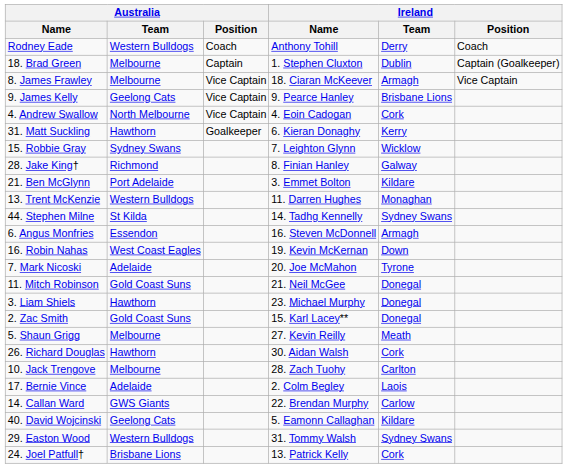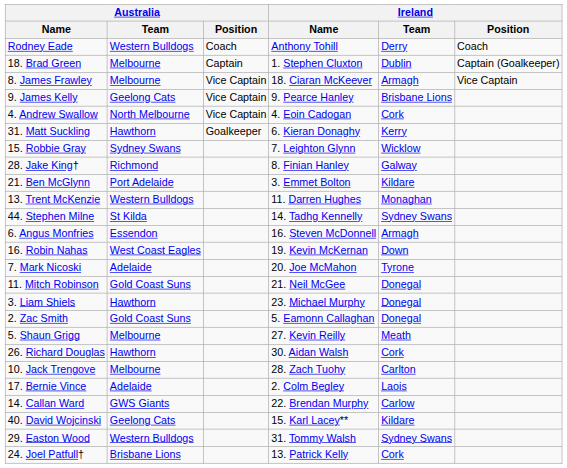(310, 319) 15. Karl Lacey** -> (323, 319) 5. Eamonn Callaghan
(323, 421) 5. Eamonn Callaghan -> (310, 421) 15. Karl Lacey**
